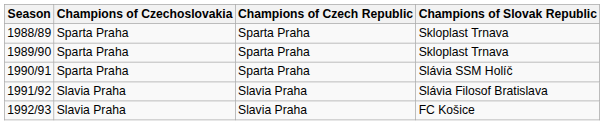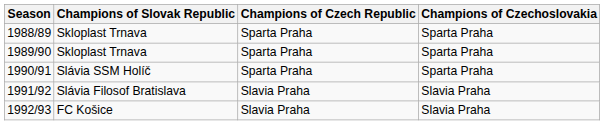columns swapped: (145, 14) <-> (508, 14)
